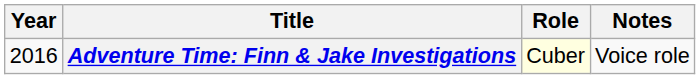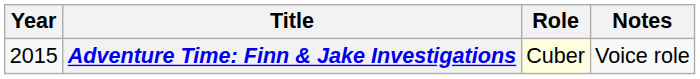(34, 55) 2016 -> (34, 55) 2015
